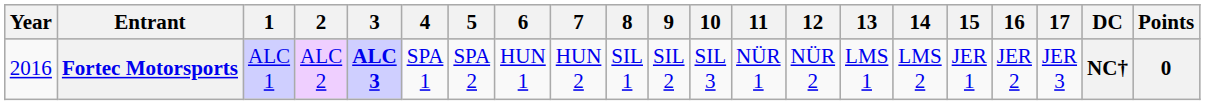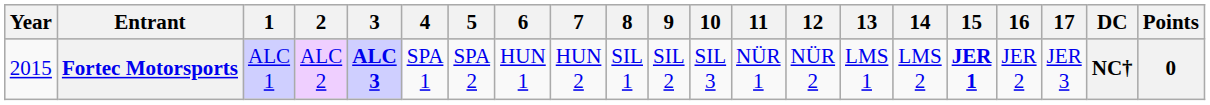(31, 68) 2016 -> (31, 68) 2015
(969, 68) normal -> (972, 68) bold
